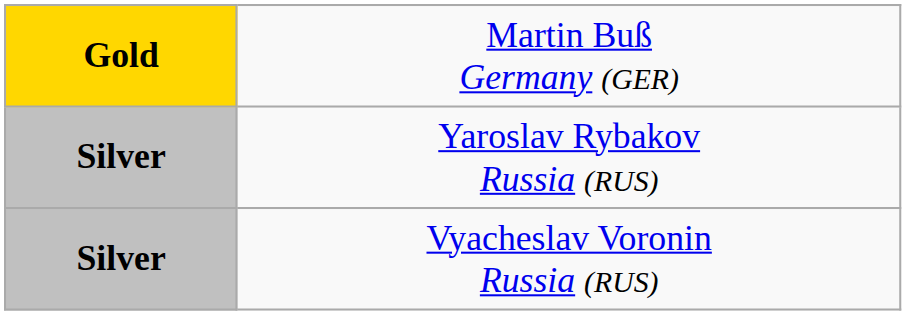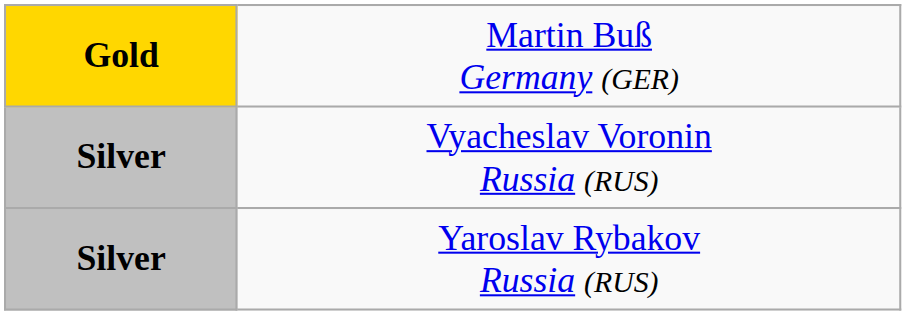rows swapped: (569, 258) <-> (569, 156)
